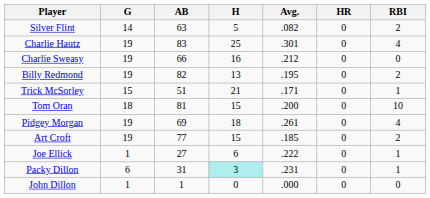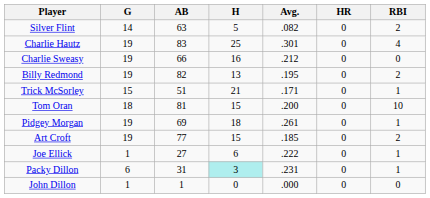(398, 122) 4 -> (398, 122) 1
